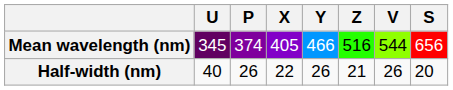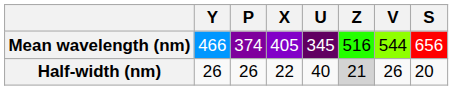columns swapped: (212, 17) <-> (321, 17)
(357, 71) no background -> (357, 71) lightgrey background
